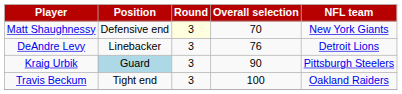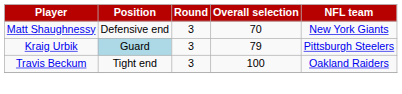(191, 30) lightyellow background -> (191, 30) no background
- row: (51, 47)
(256, 64) 90 -> (256, 47) 79
